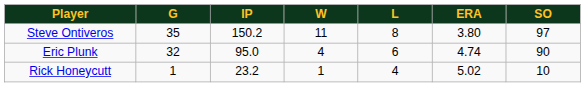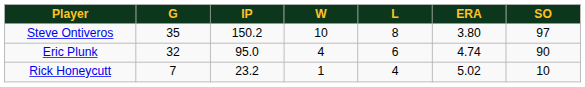(321, 33) 11 -> (321, 33) 10
(173, 71) 1 -> (173, 71) 7
